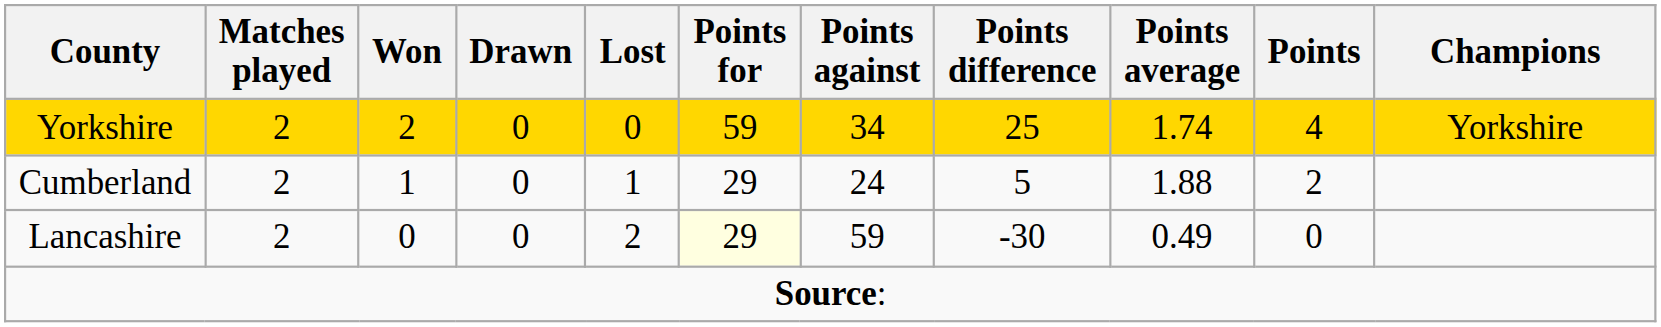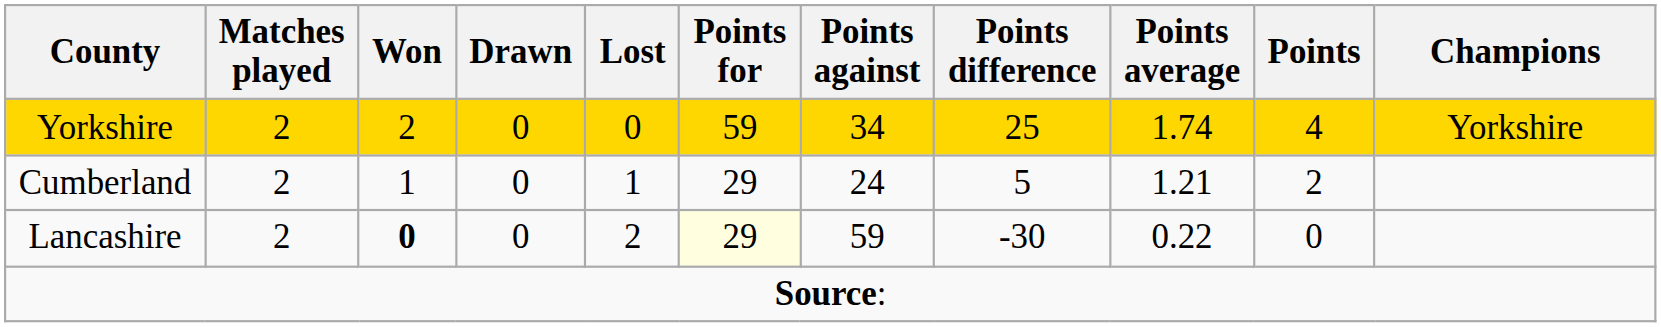(1182, 182) 1.88 -> (1182, 182) 1.21
(407, 237) normal -> (407, 237) bold
(1182, 237) 0.49 -> (1182, 237) 0.22
